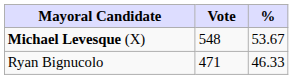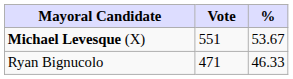(210, 39) 548 -> (210, 39) 551
